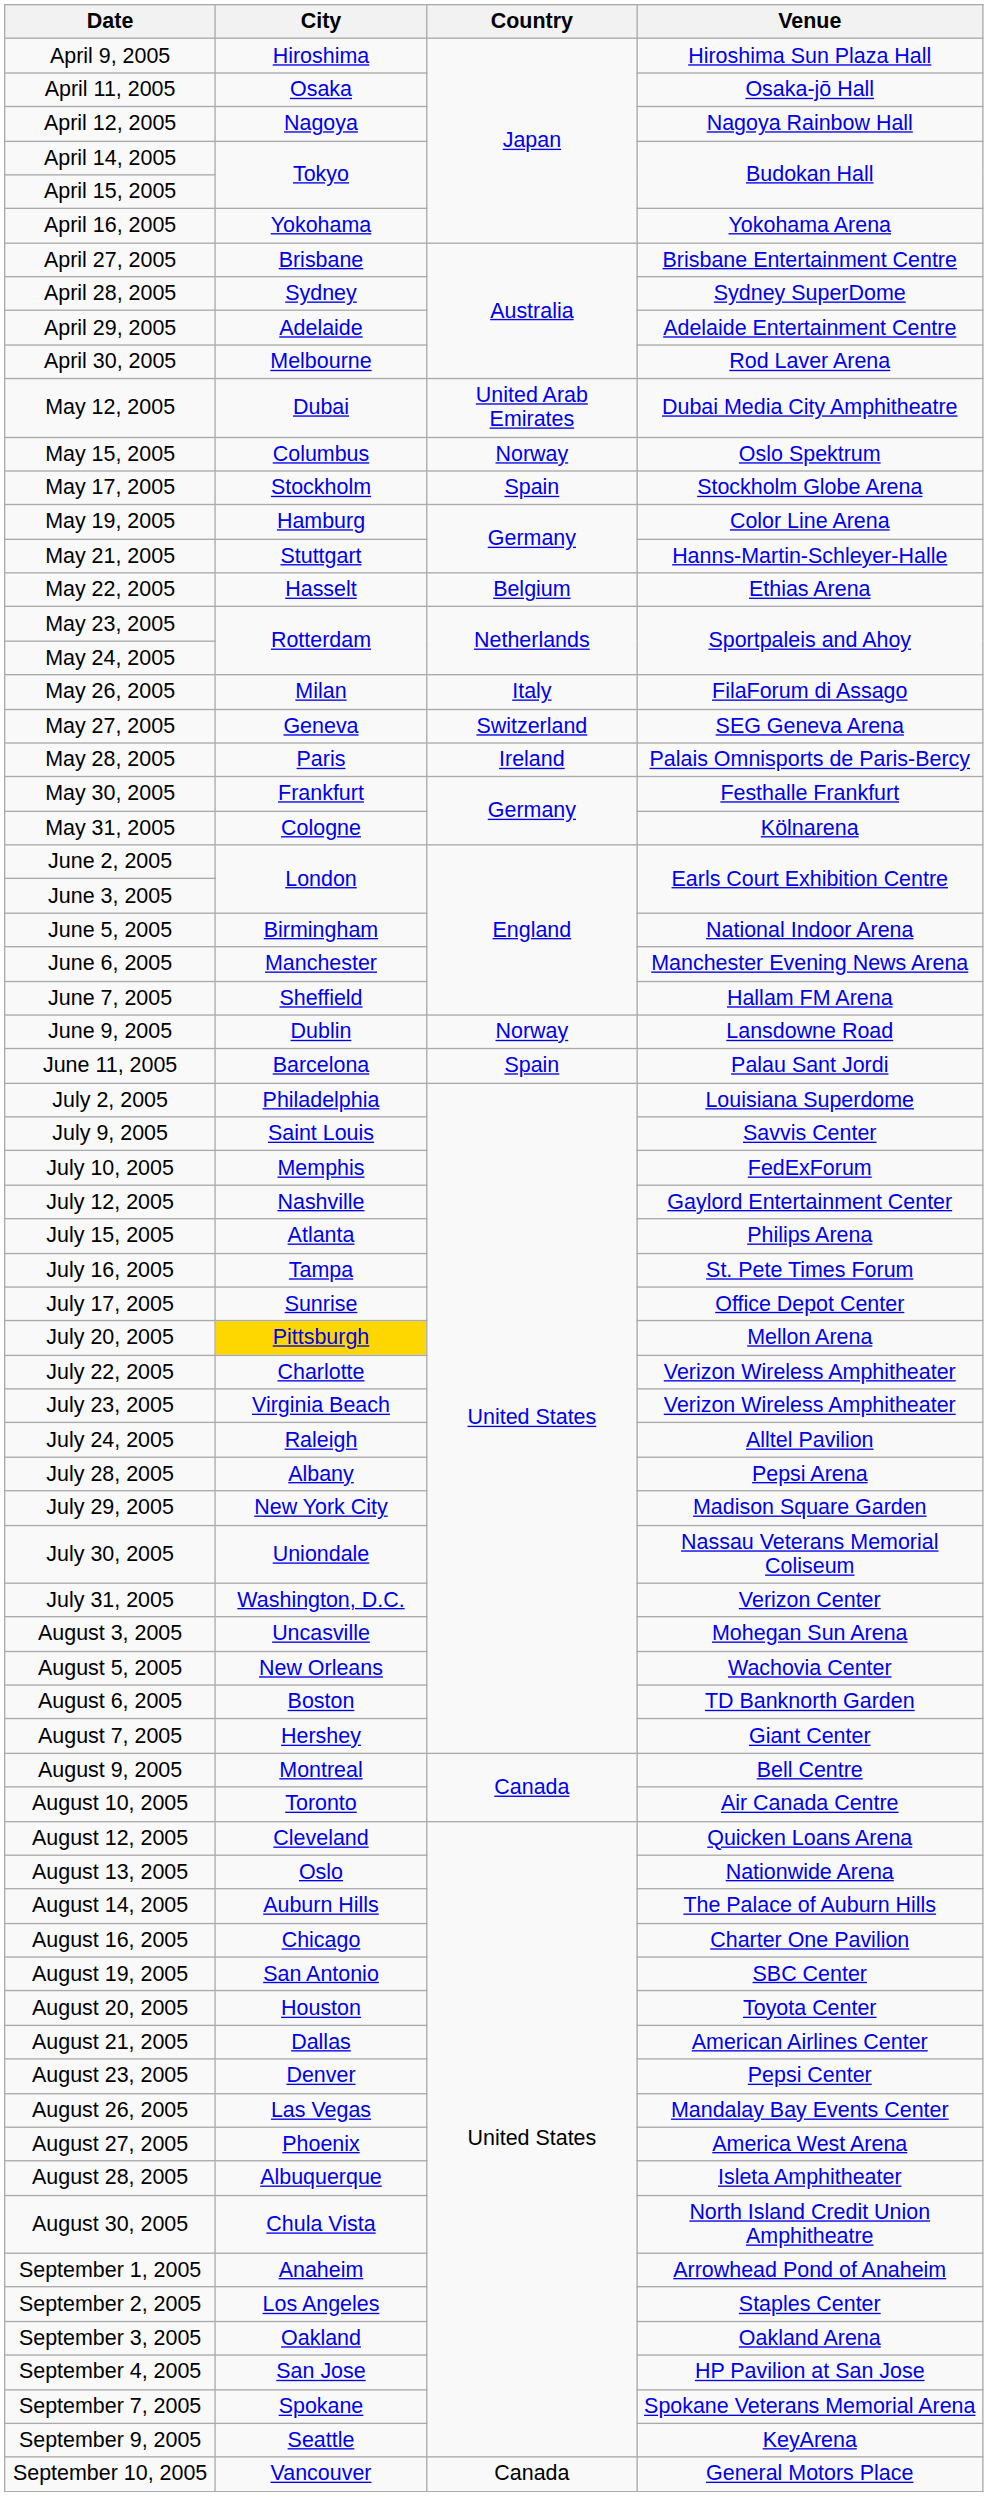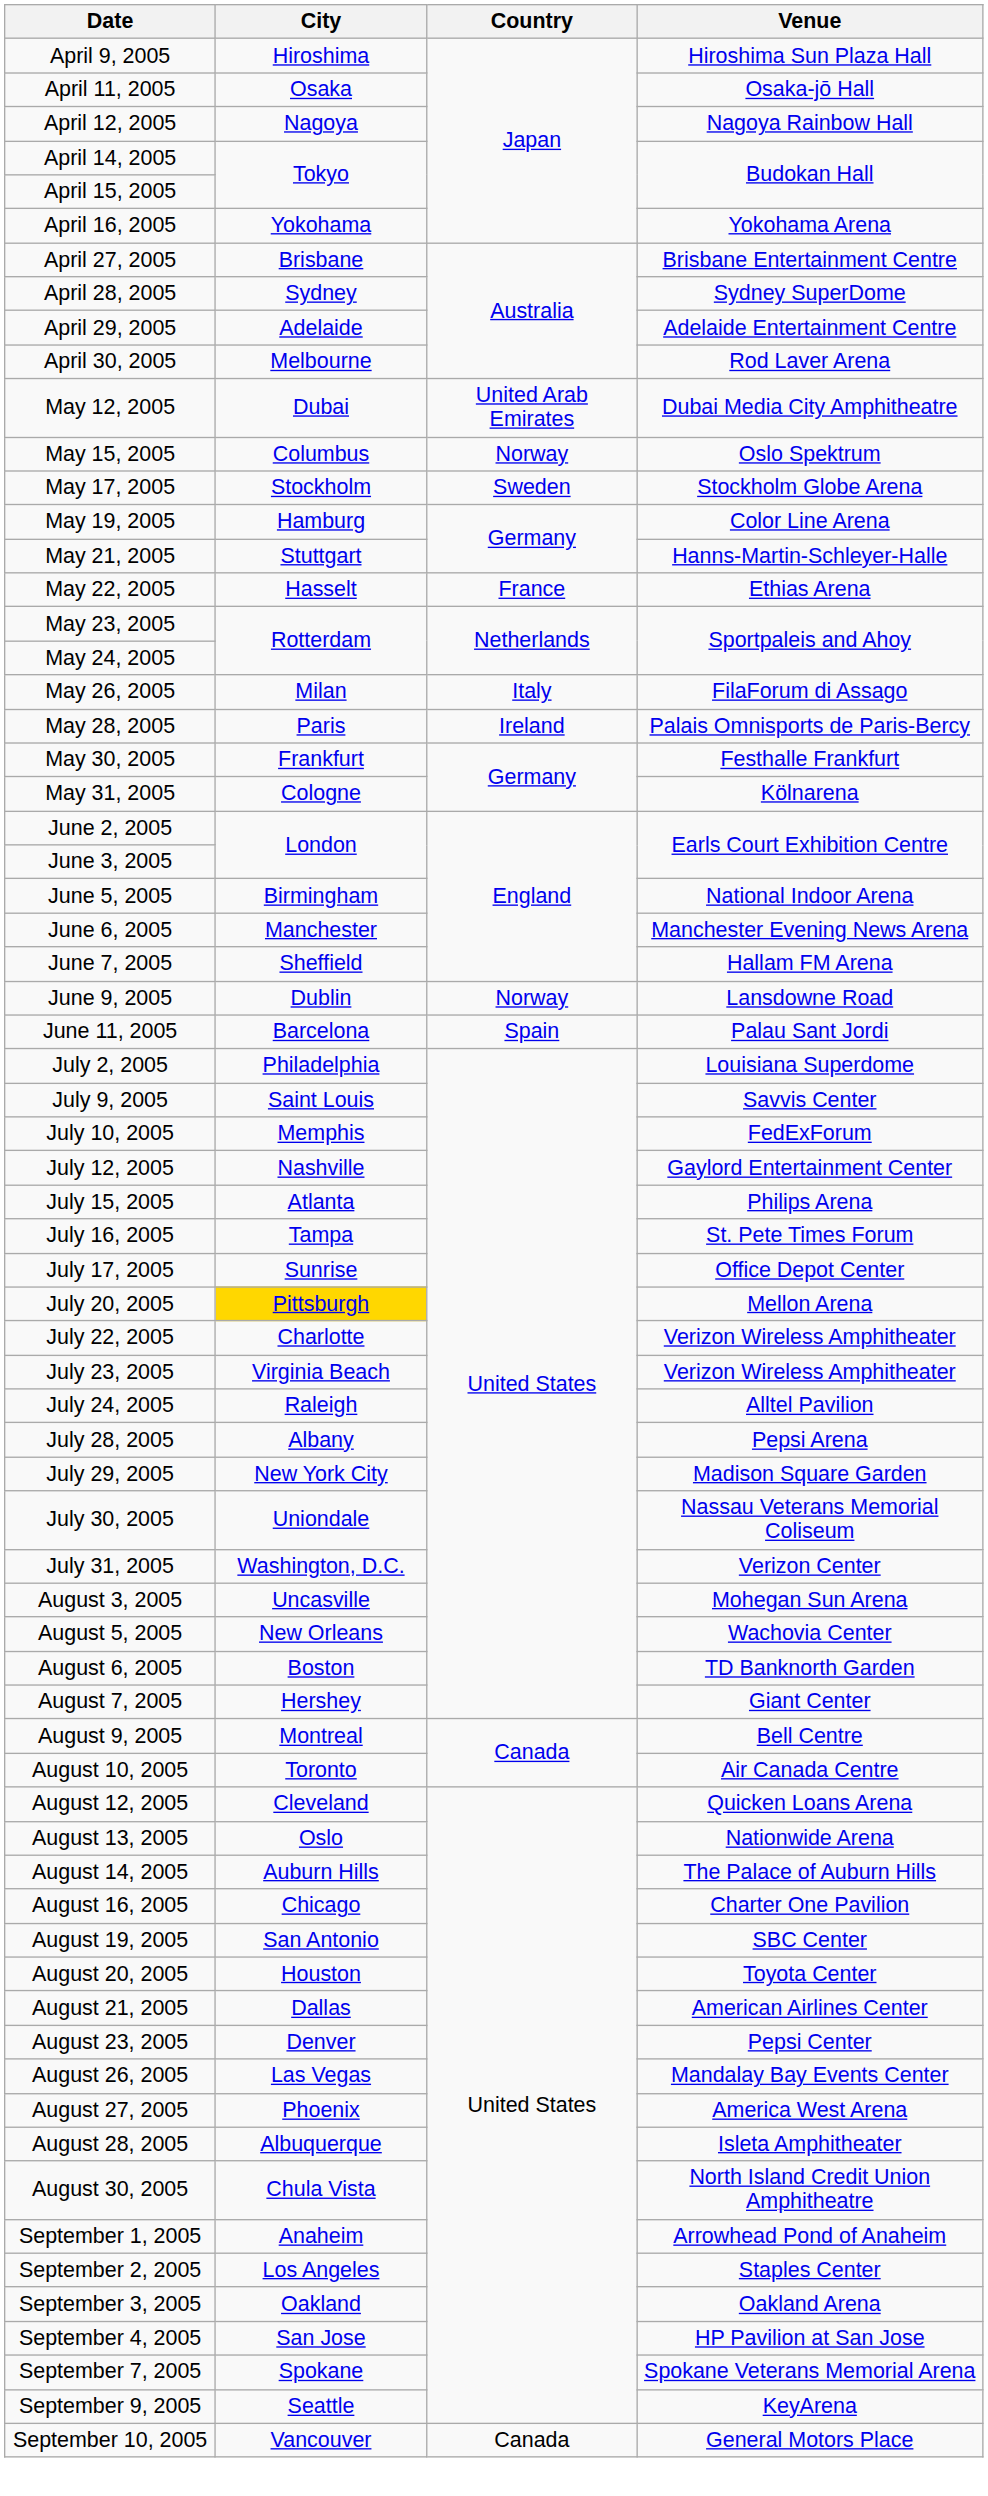(532, 487) Spain -> (532, 487) Sweden
(532, 589) Belgium -> (532, 589) France
- row: (110, 725)
